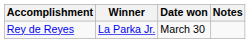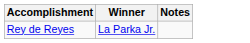- column: (184, 13)
